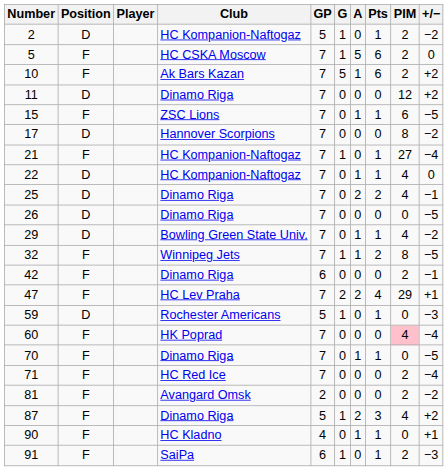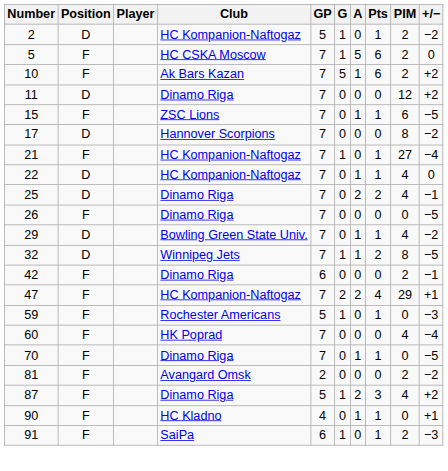(86, 214) D -> (86, 214) F
(86, 255) F -> (86, 255) D
(200, 295) HC Lev Praha -> (231, 295) HC Kompanion-Naftogaz
(86, 315) D -> (86, 315) F
(405, 335) pink background -> (405, 335) no background
- row: (31, 375)
